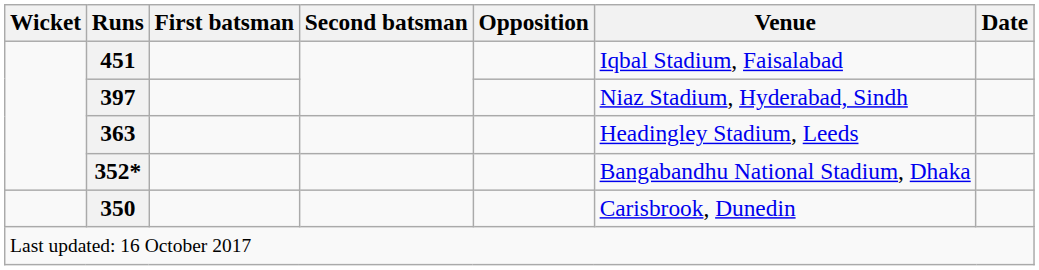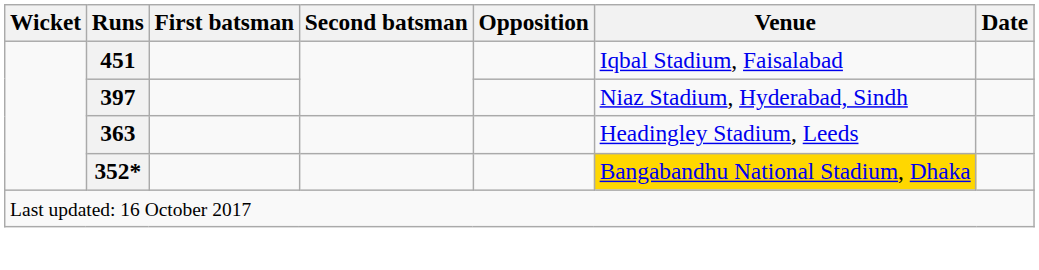(785, 171) no background -> (785, 171) gold background
- row: (118, 208)
